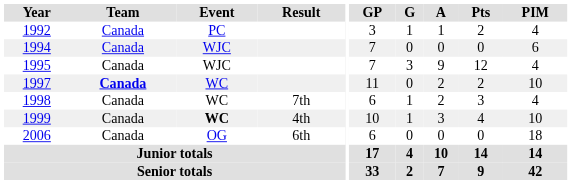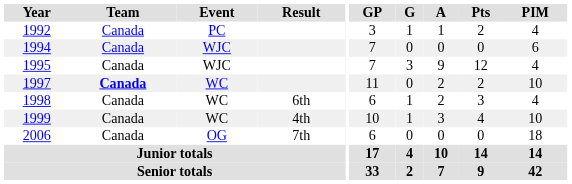(301, 100) 7th -> (301, 100) 6th
(217, 118) bold -> (217, 118) normal
(301, 136) 6th -> (301, 136) 7th
